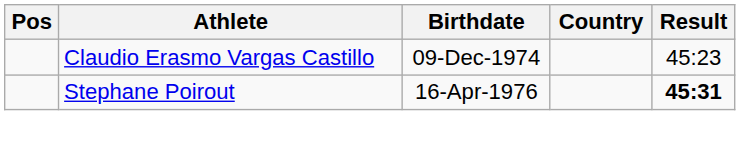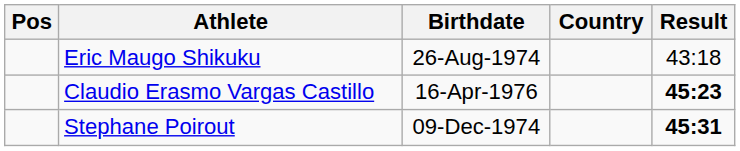+ row: (162, 57)
(476, 57) 09-Dec-1974 -> (476, 92) 16-Apr-1976
(694, 57) normal -> (694, 92) bold
(476, 92) 16-Apr-1976 -> (476, 127) 09-Dec-1974
